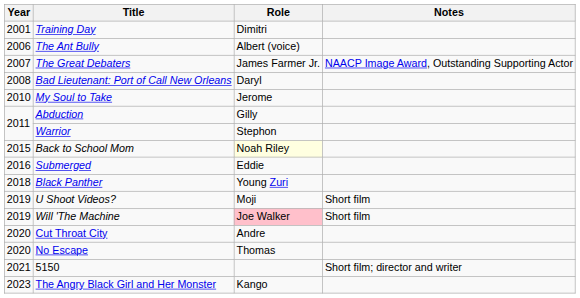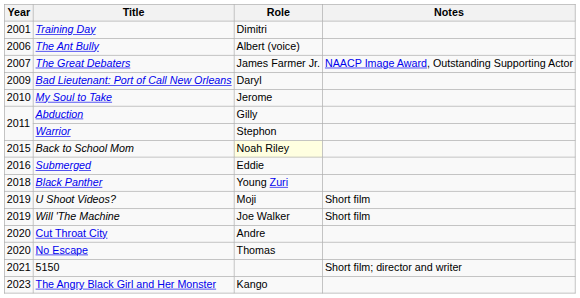(19, 81) 2008 -> (19, 81) 2009
(263, 217) pink background -> (263, 217) no background
